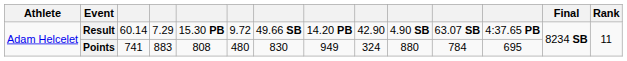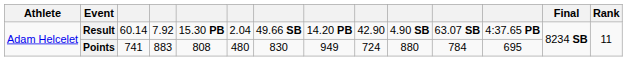(163, 31) 7.29 -> (163, 31) 7.92
(240, 31) 9.72 -> (240, 31) 2.04
(371, 48) 324 -> (371, 48) 724
